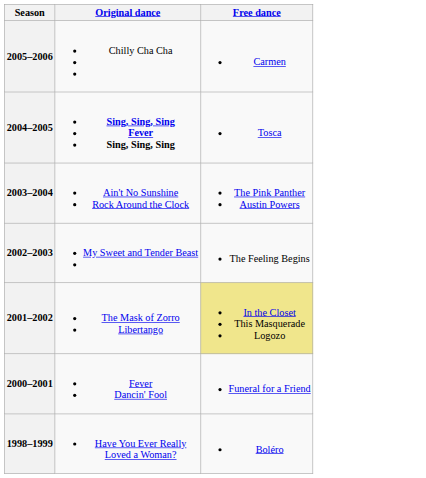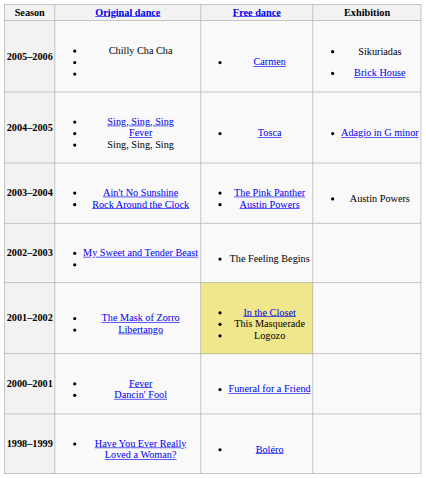+ column: (367, 12)
(128, 133) bold -> (128, 133) normal
